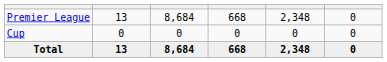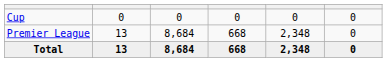rows swapped: (48, 17) <-> (16, 33)
